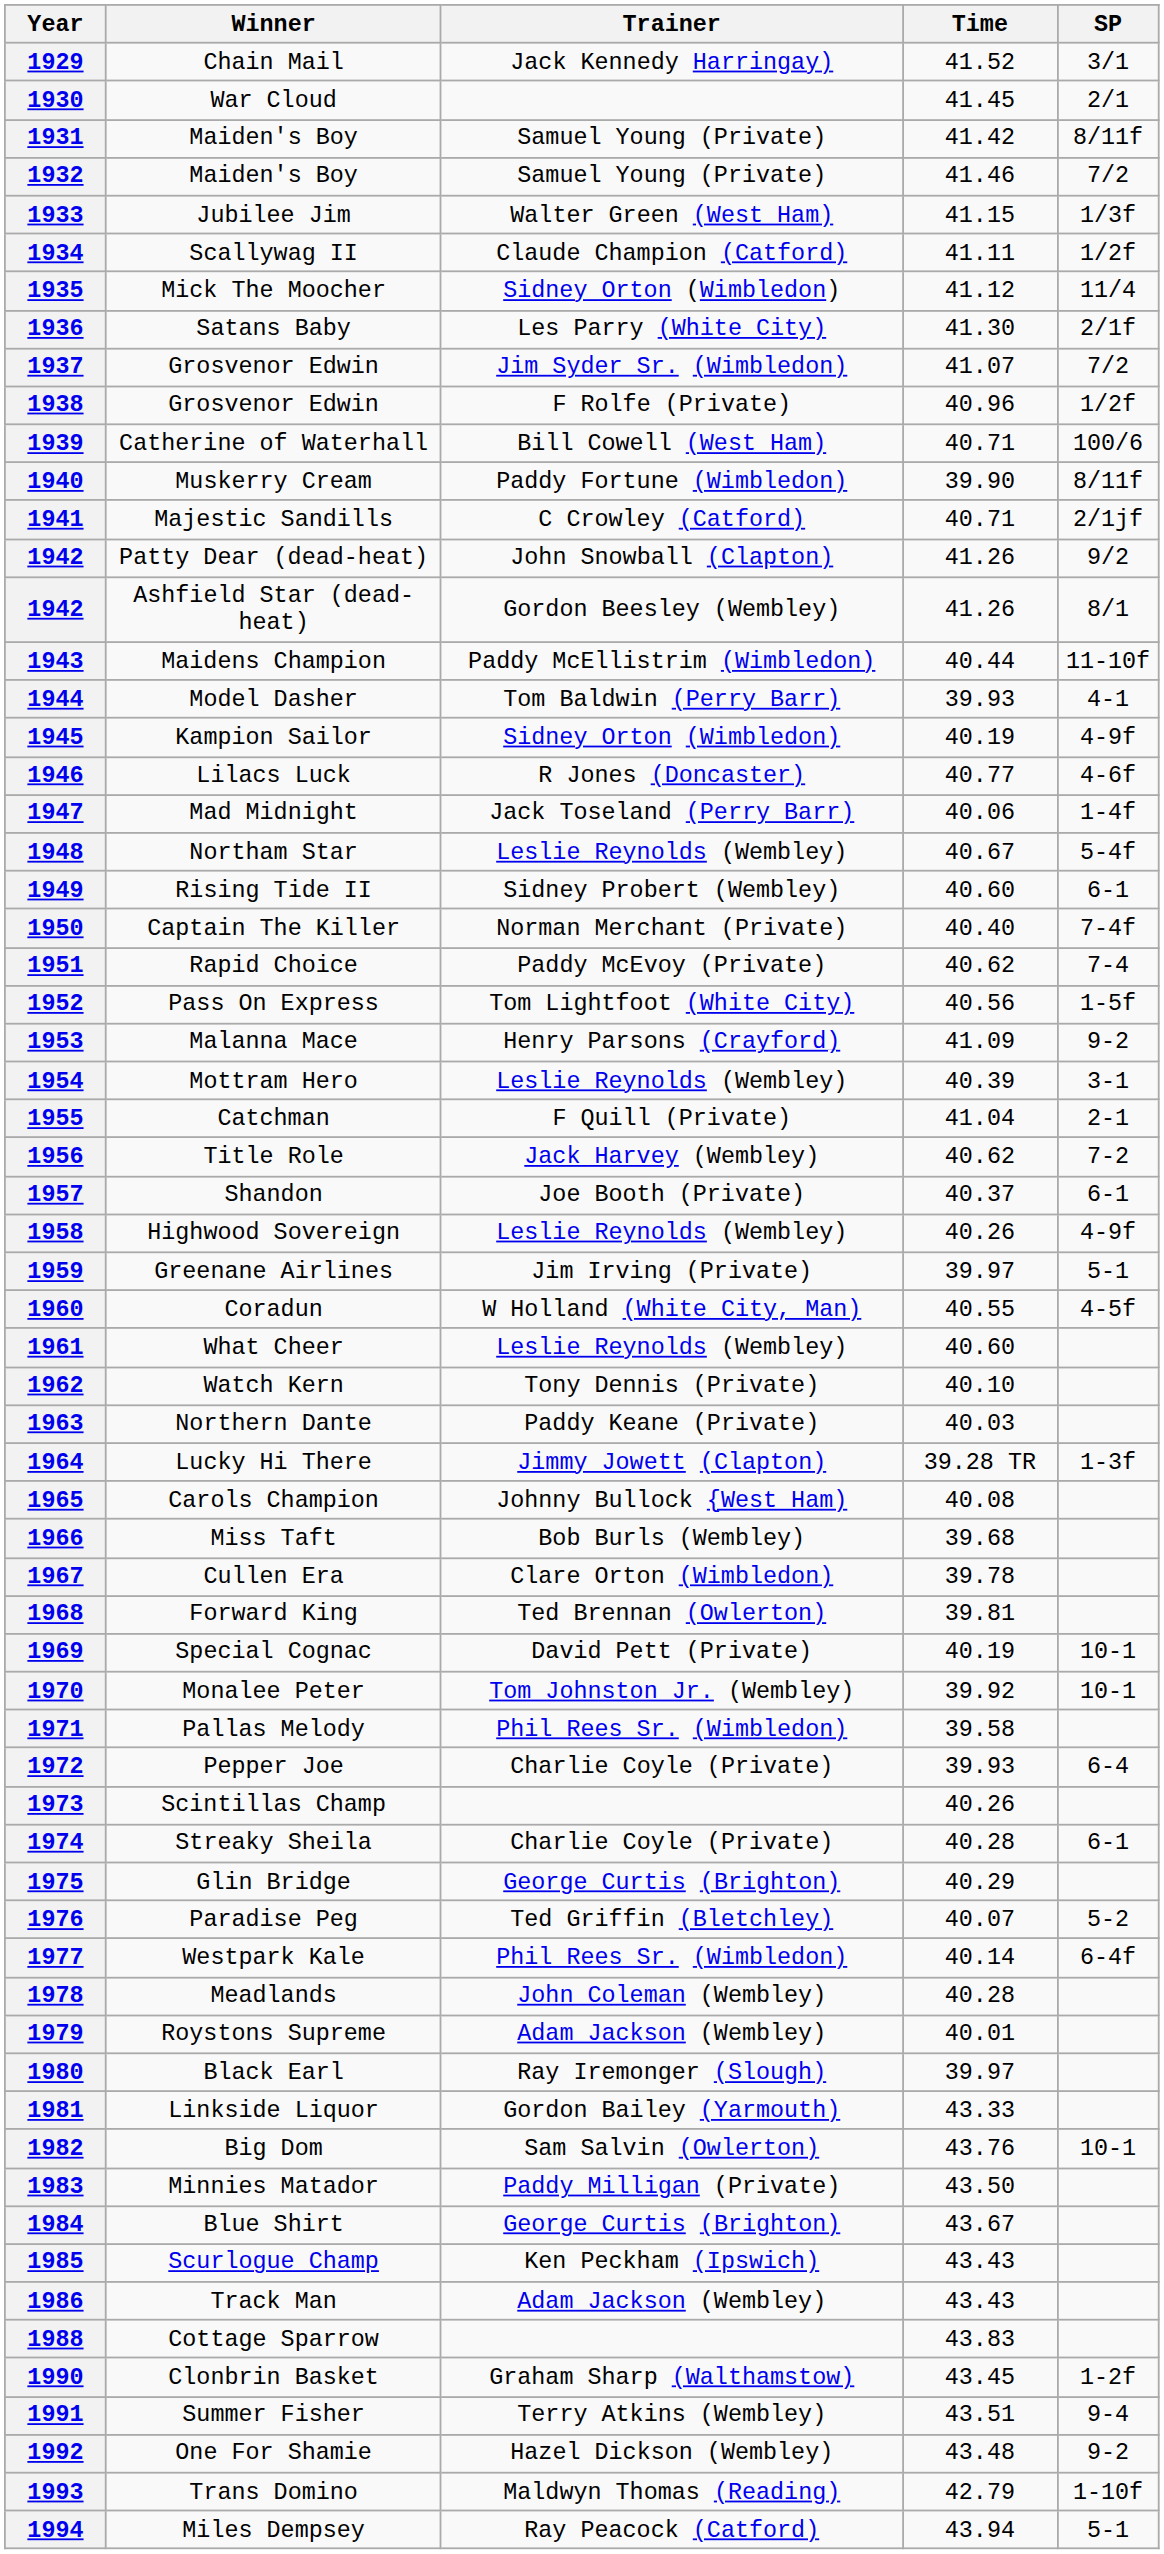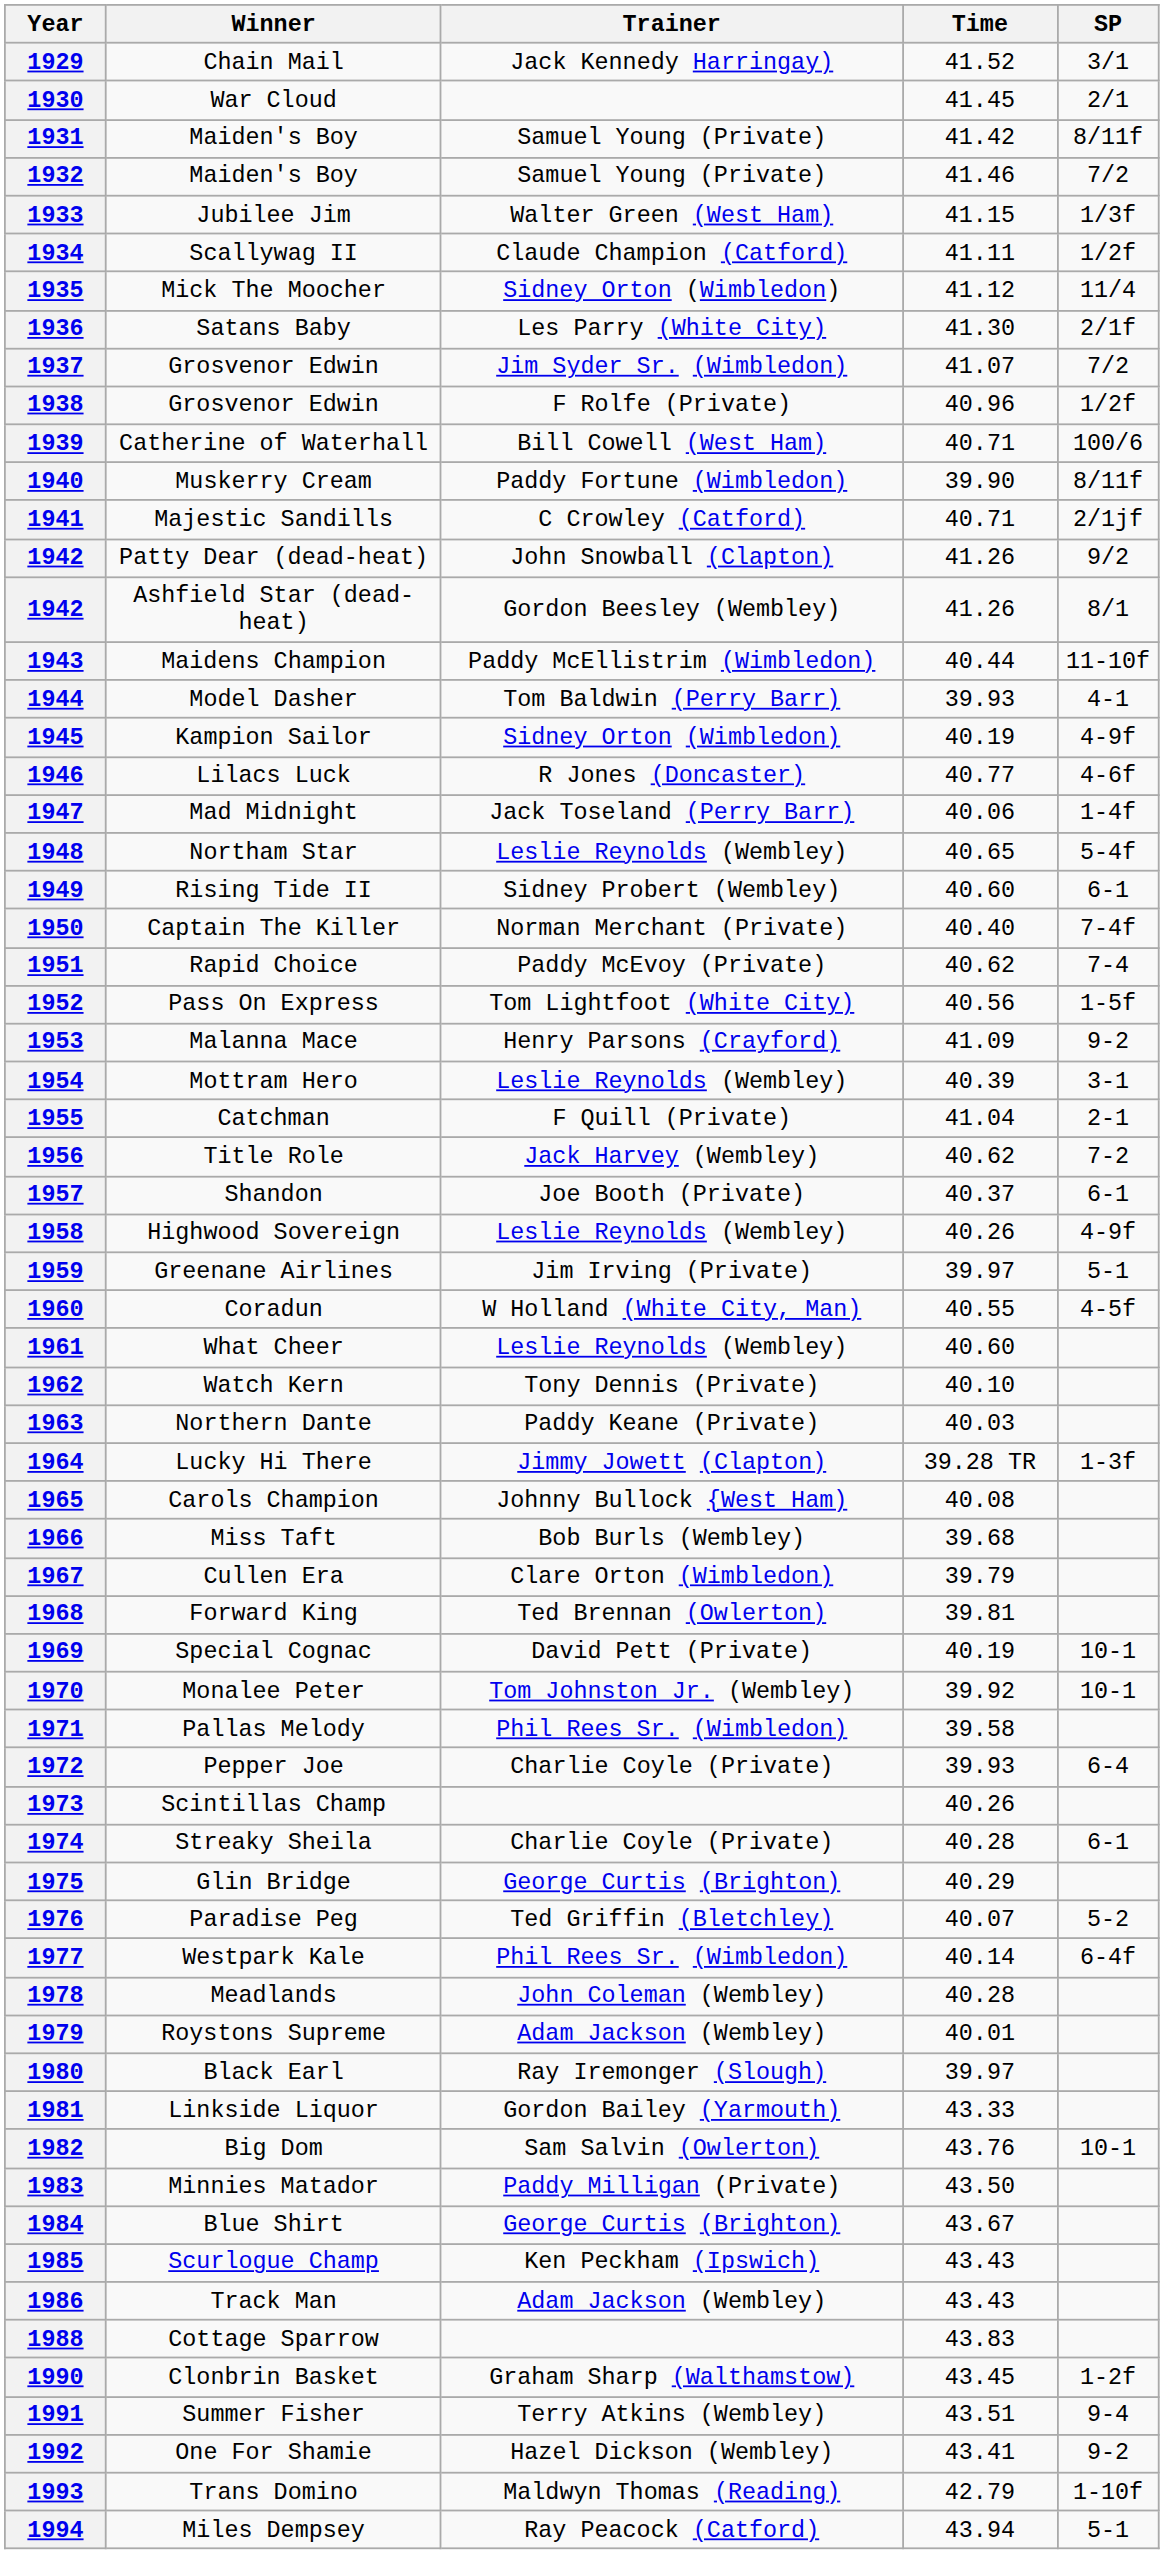(980, 852) 40.67 -> (980, 852) 40.65
(980, 1576) 39.78 -> (980, 1576) 39.79
(980, 2454) 43.48 -> (980, 2454) 43.41
